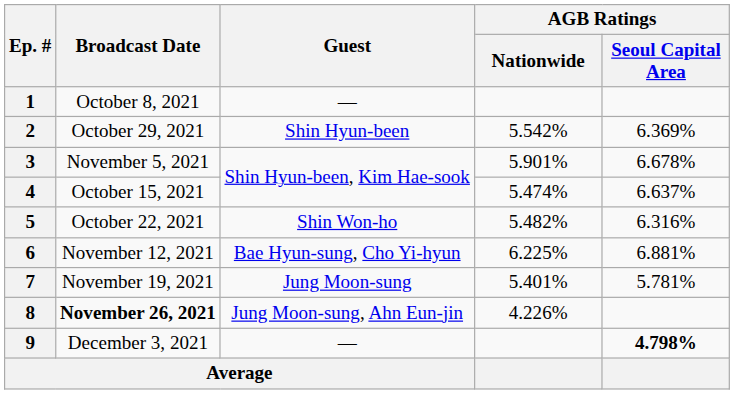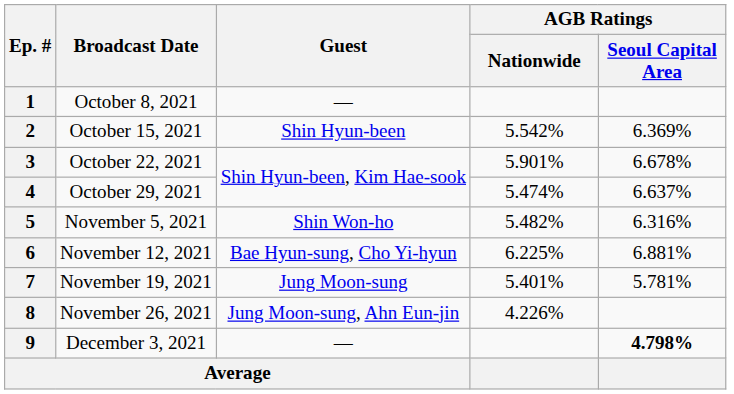(138, 131) October 29, 2021 -> (136, 131) October 15, 2021
(138, 161) November 5, 2021 -> (136, 161) October 22, 2021
(138, 191) October 15, 2021 -> (136, 191) October 29, 2021
(138, 222) October 22, 2021 -> (136, 222) November 5, 2021
(138, 312) bold -> (136, 312) normal
